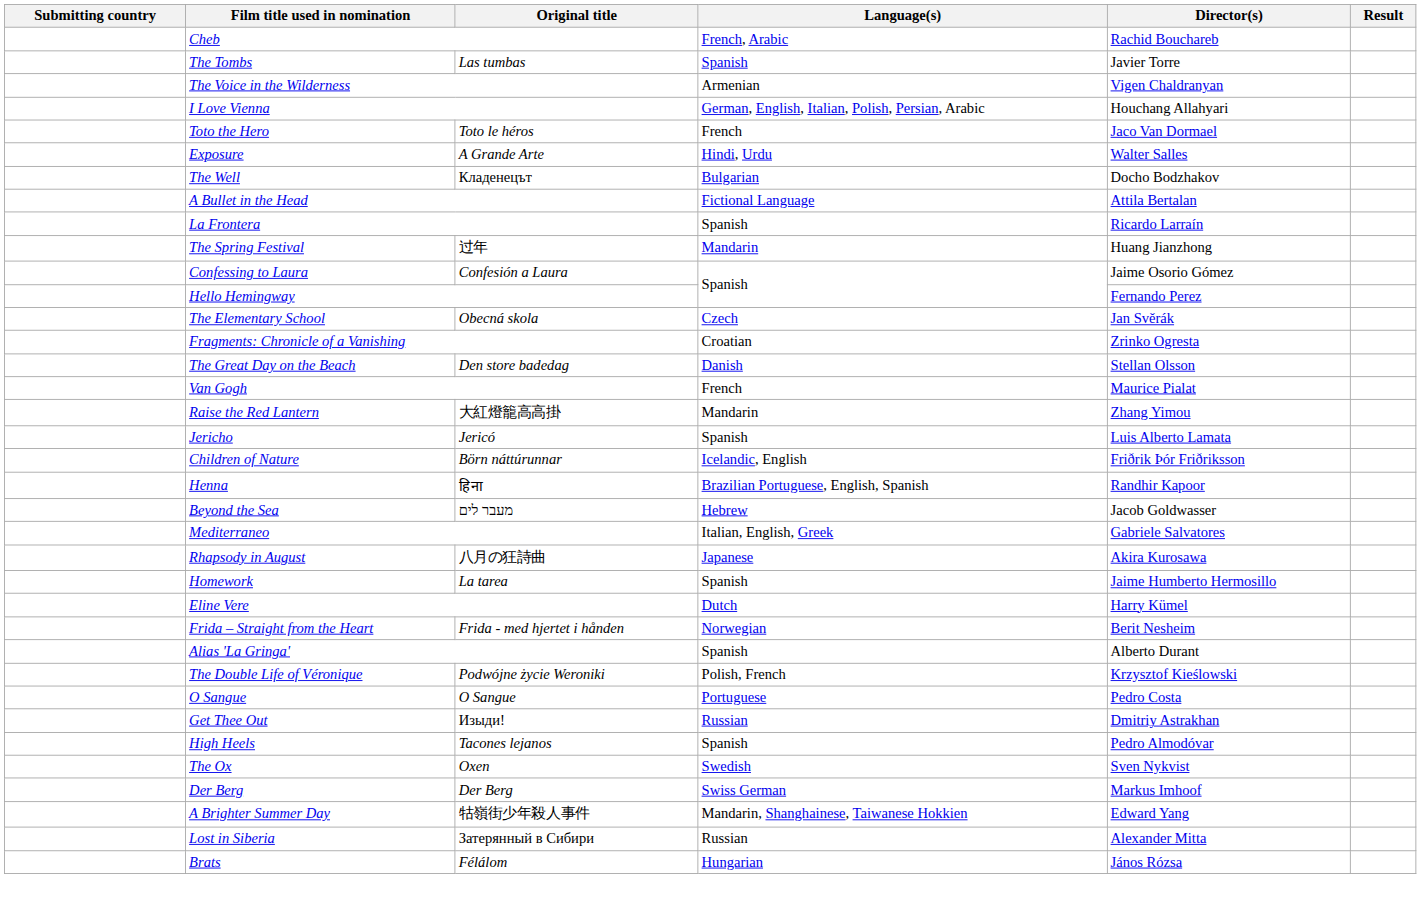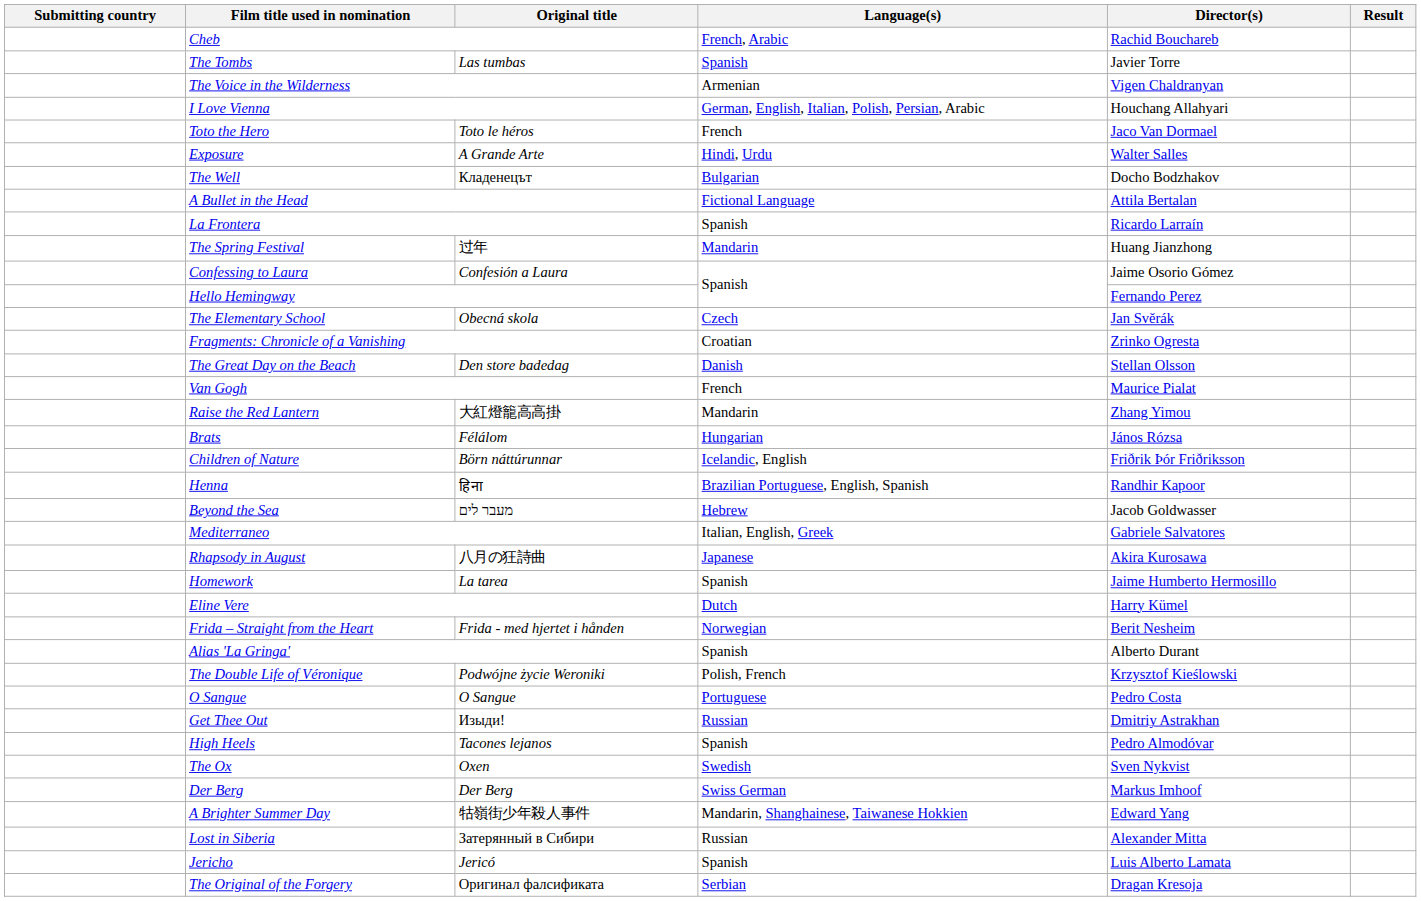rows swapped: (205, 861) <-> (211, 437)
+ row: (271, 884)
